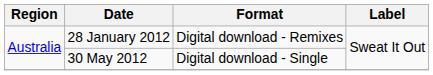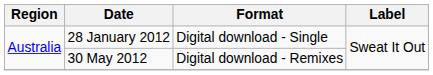(260, 37) Digital download - Remixes -> (252, 37) Digital download - Single
(252, 59) Digital download - Single -> (260, 59) Digital download - Remixes
